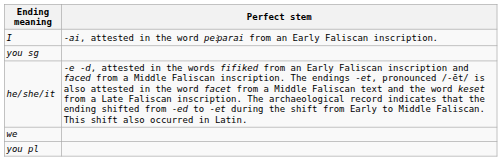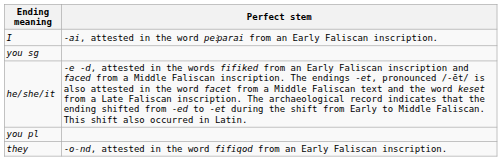- row: (12, 134)
+ row: (17, 149)
